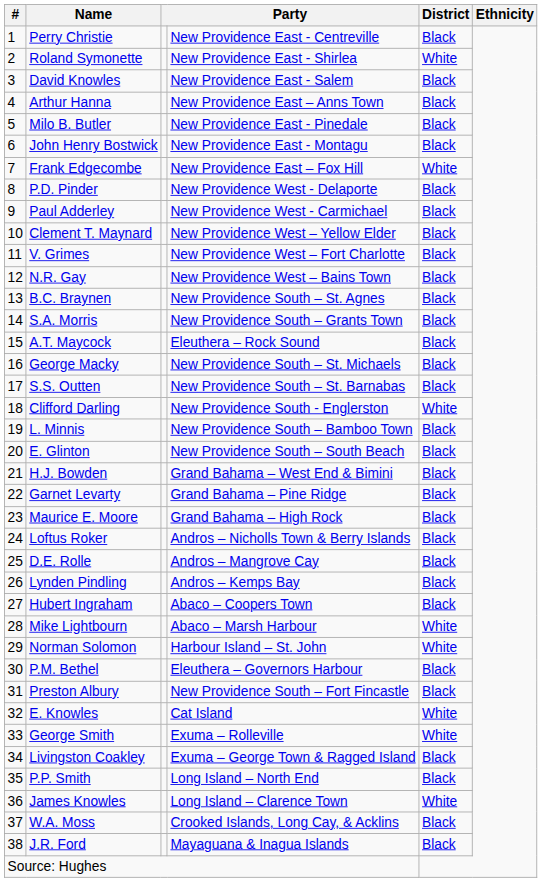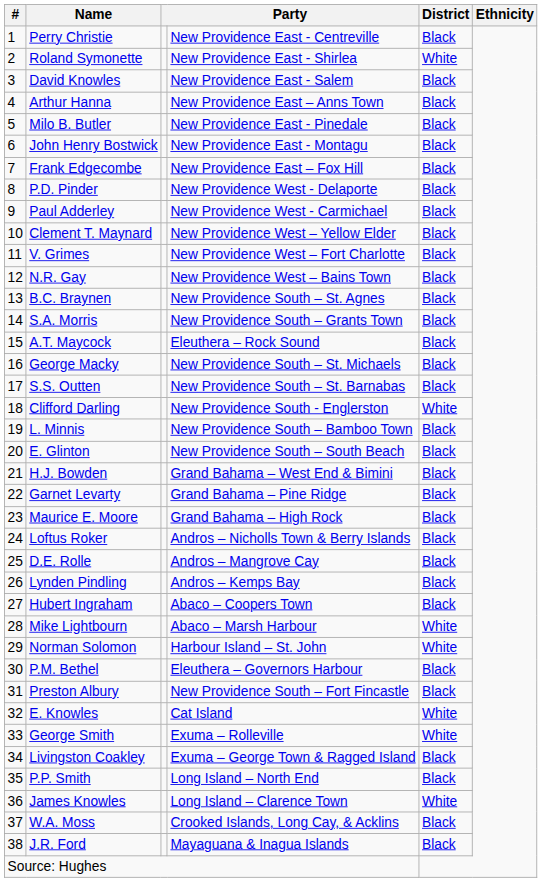(440, 168) White -> (439, 168) Black
